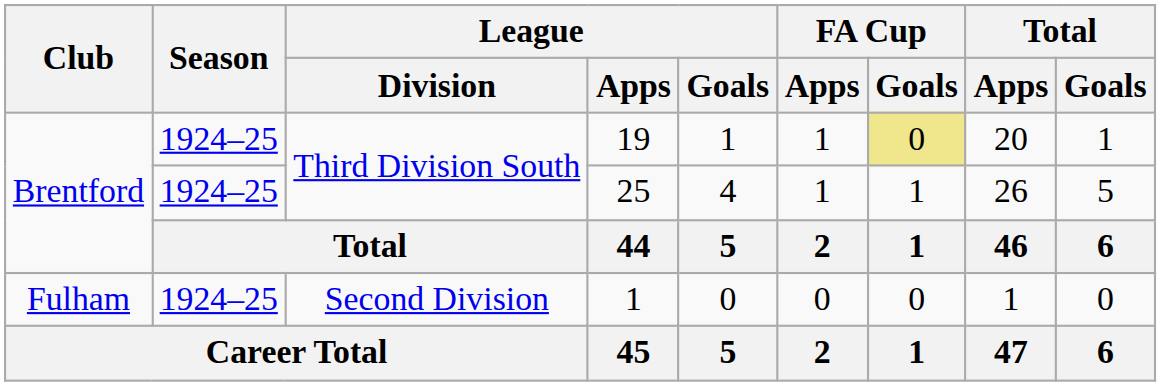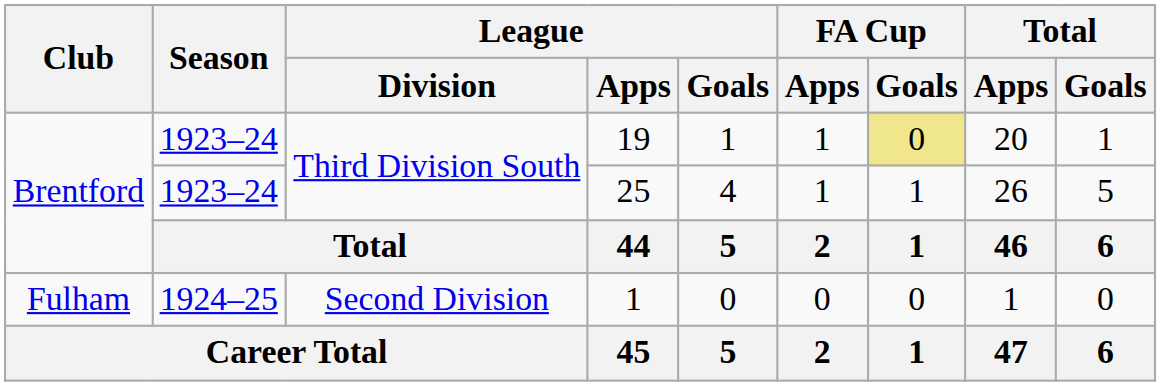(219, 138) 1924–25 -> (219, 138) 1923–24
(219, 191) 1924–25 -> (219, 191) 1923–24
